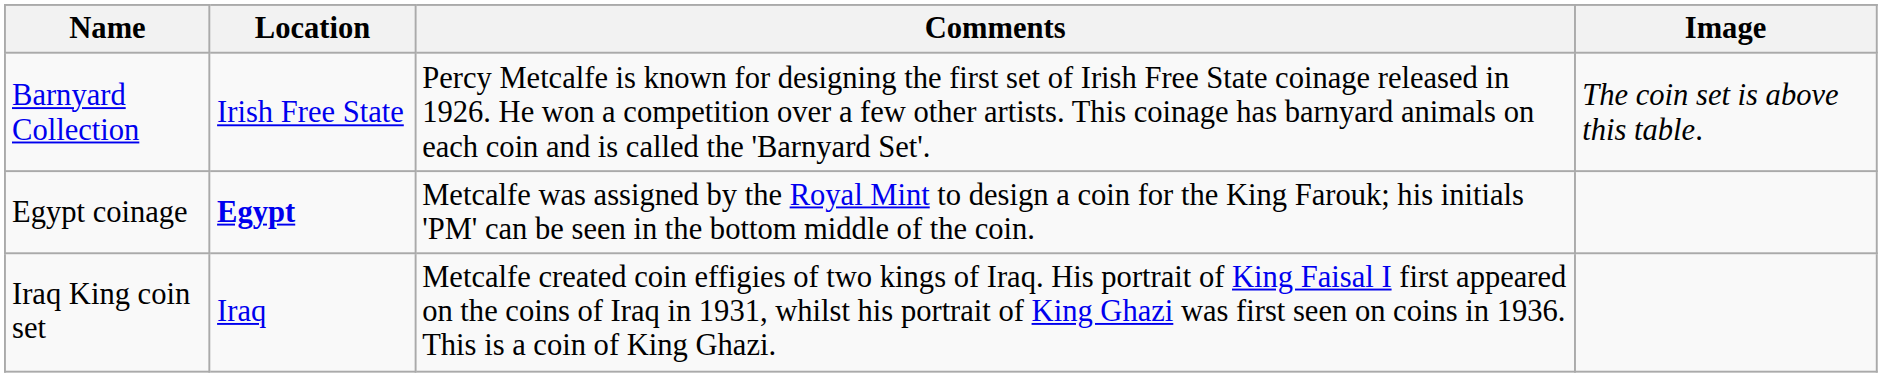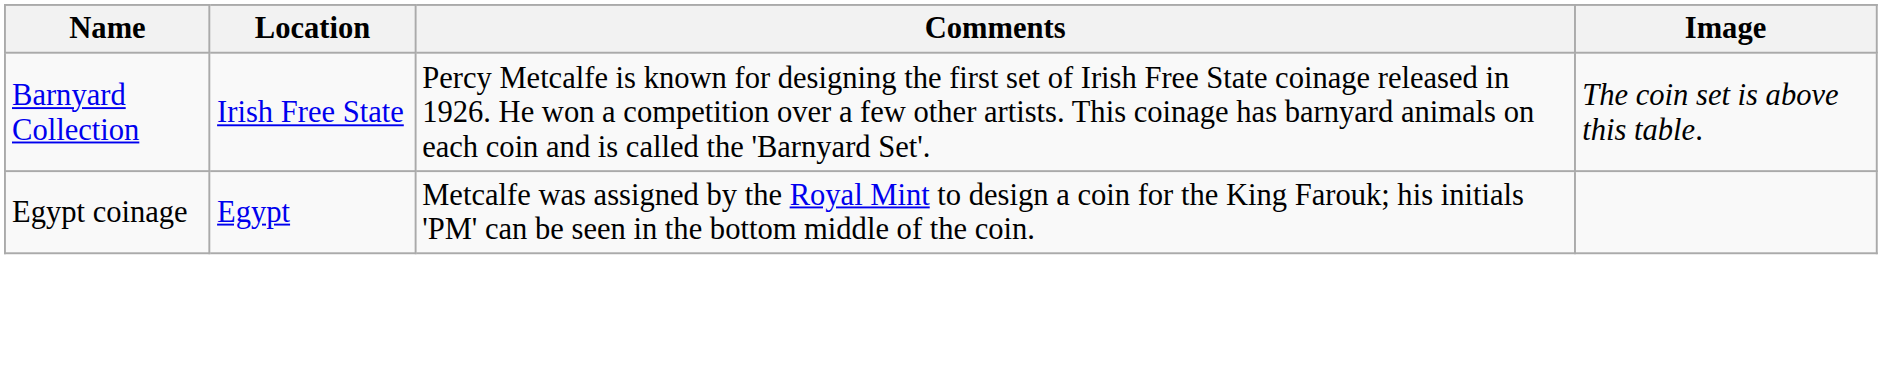(256, 211) bold -> (254, 211) normal
- row: (101, 311)
